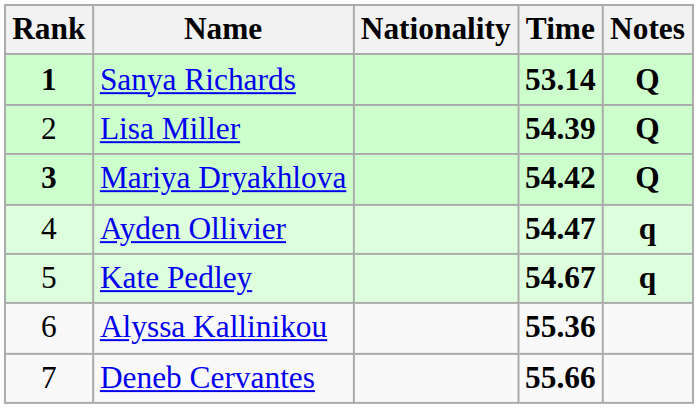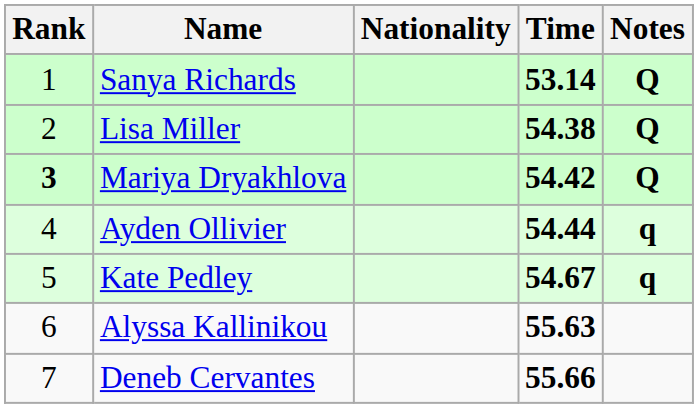(49, 79) bold -> (49, 79) normal
(560, 128) 54.39 -> (560, 128) 54.38
(560, 228) 54.47 -> (560, 228) 54.44
(560, 327) 55.36 -> (560, 327) 55.63
